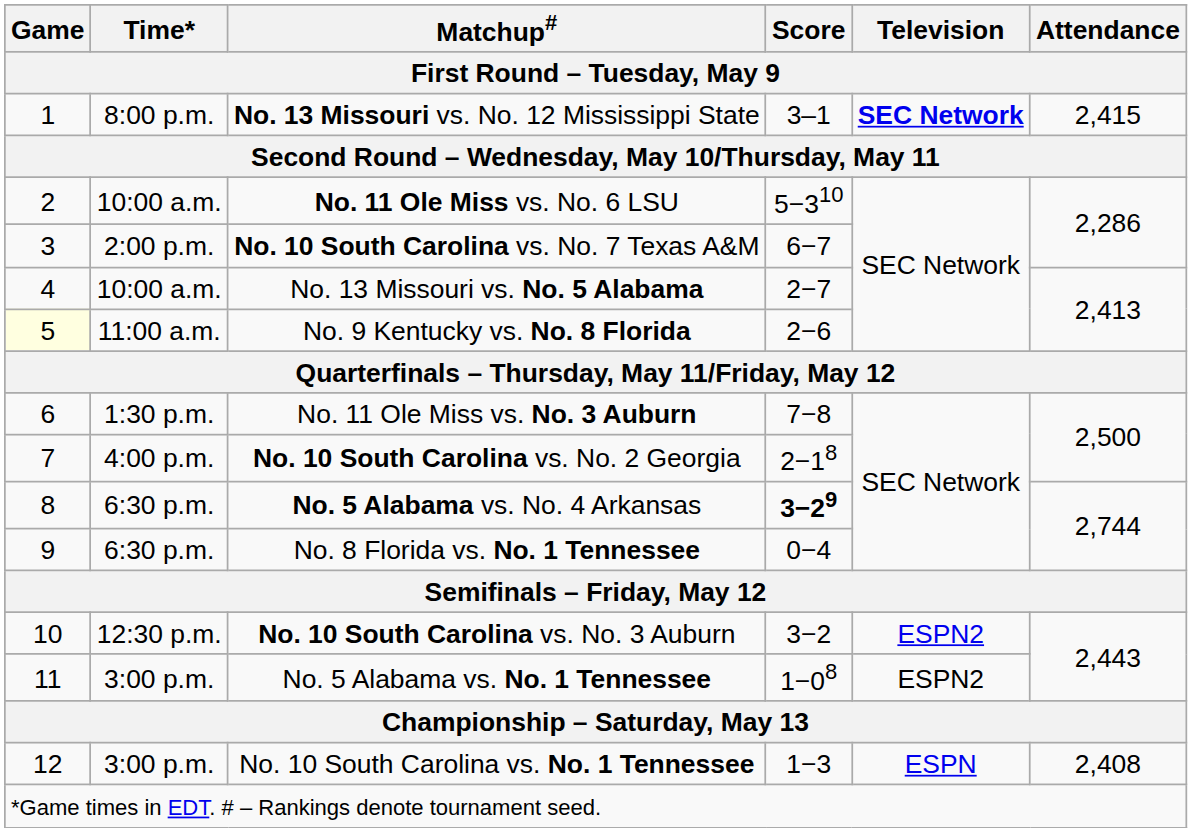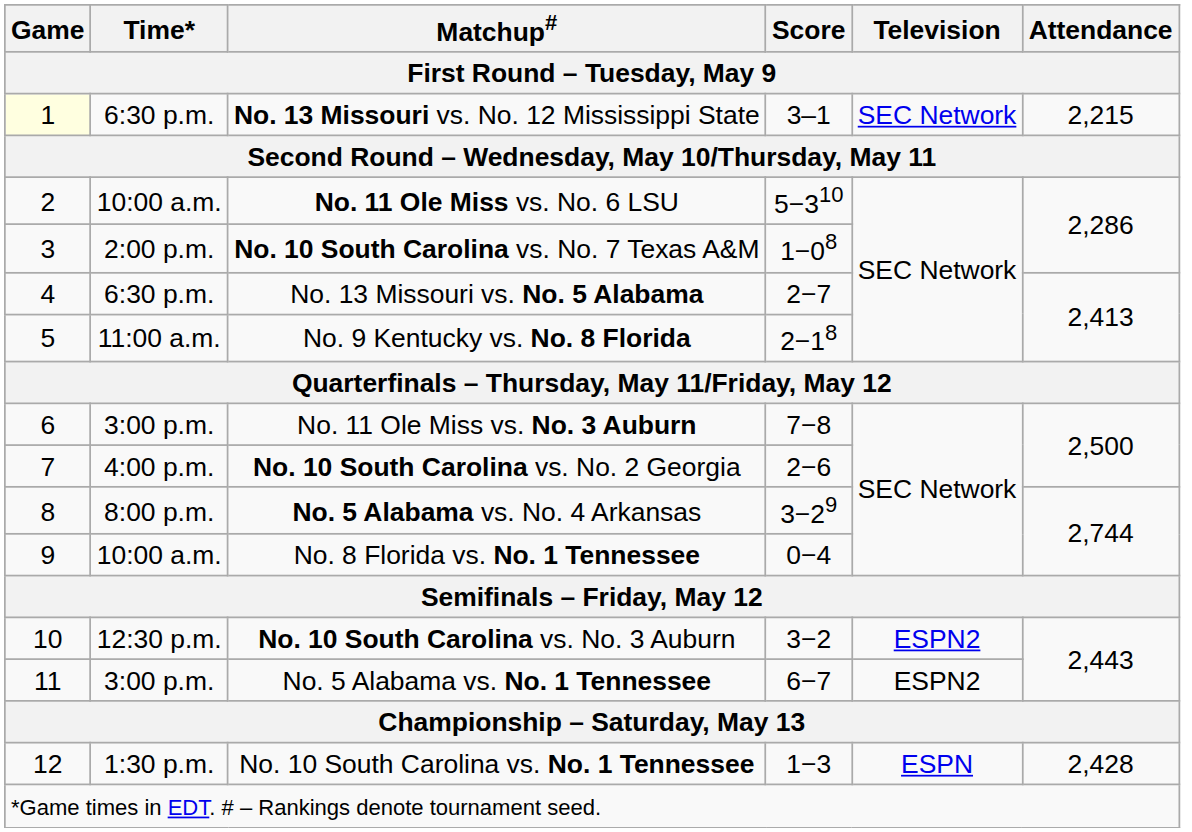(48, 115) no background -> (48, 115) lightyellow background
(159, 115) 8:00 p.m. -> (159, 115) 6:30 p.m.
(941, 115) bold -> (937, 115) normal
(1108, 115) 2,415 -> (1101, 115) 2,215
(809, 246) 6−7 -> (809, 249) 1−08
(159, 288) 10:00 a.m. -> (159, 293) 6:30 p.m.
(48, 330) lightyellow background -> (48, 338) no background
(809, 330) 2−6 -> (809, 338) 2−18
(159, 413) 1:30 p.m. -> (159, 424) 3:00 p.m.
(809, 458) 2−18 -> (809, 466) 2−6
(159, 505) 6:30 p.m. -> (159, 511) 8:00 p.m.
(809, 505) bold -> (809, 511) normal
(159, 550) 6:30 p.m. -> (159, 555) 10:00 a.m.
(809, 678) 1−08 -> (809, 681) 6−7
(159, 764) 3:00 p.m. -> (159, 764) 1:30 p.m.
(1108, 764) 2,408 -> (1101, 764) 2,428
